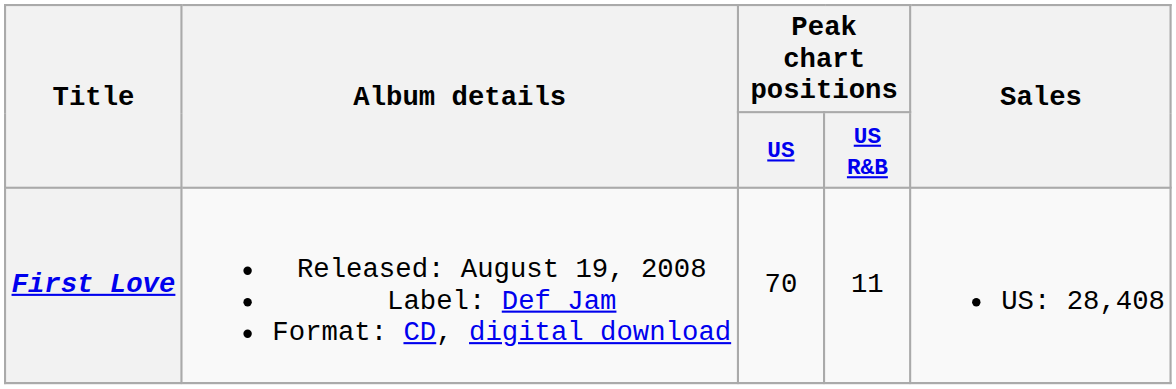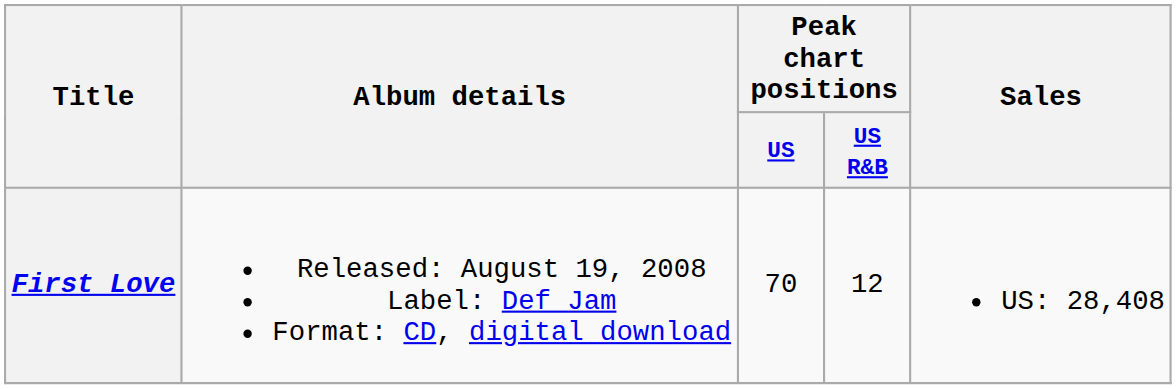(867, 285) 11 -> (867, 285) 12
